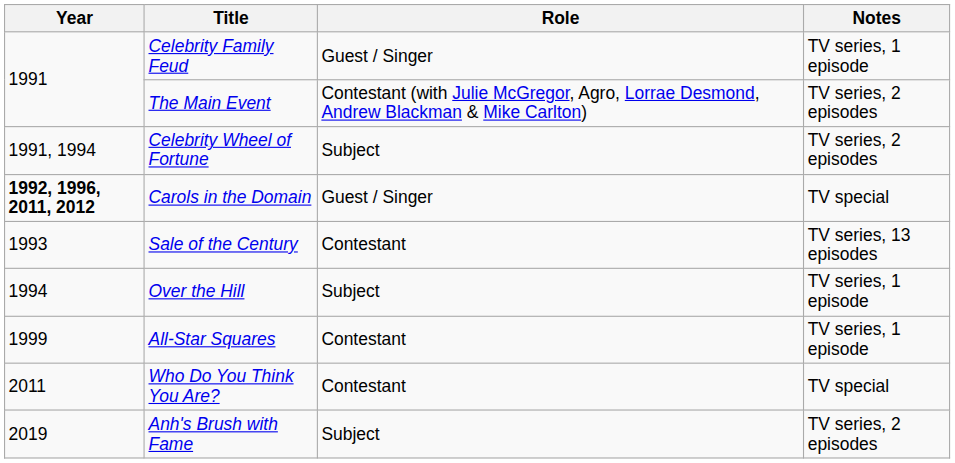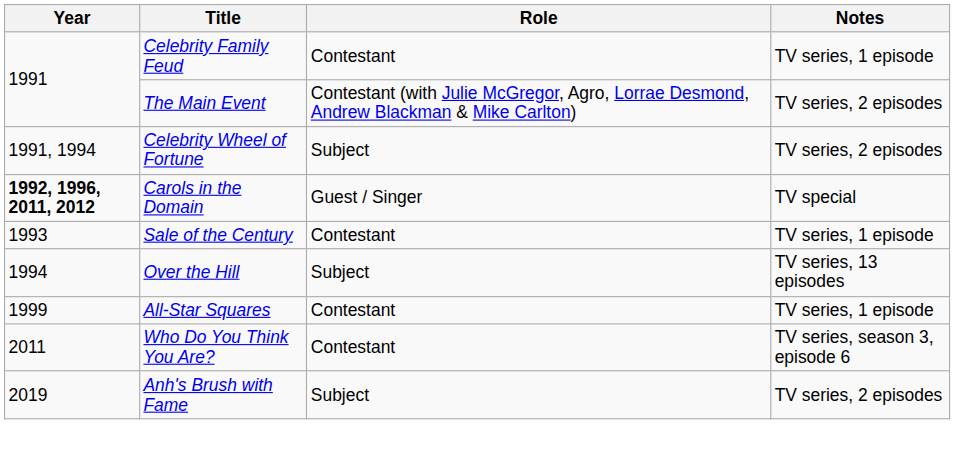(377, 55) Guest / Singer -> (353, 55) Contestant
(859, 244) TV series, 13 episodes -> (854, 235) TV series, 1 episode
(854, 292) TV series, 1 episode -> (826, 272) TV series, 13 episodes
(848, 386) TV special -> (854, 347) TV series, season 3, episode 6
